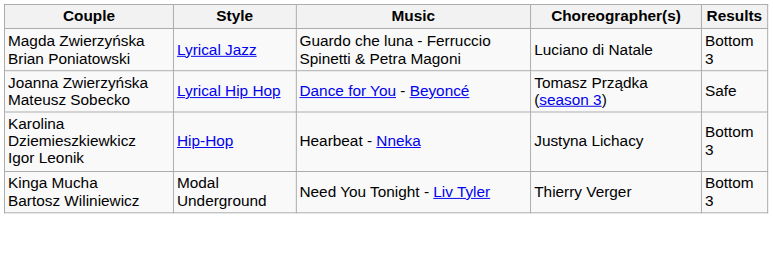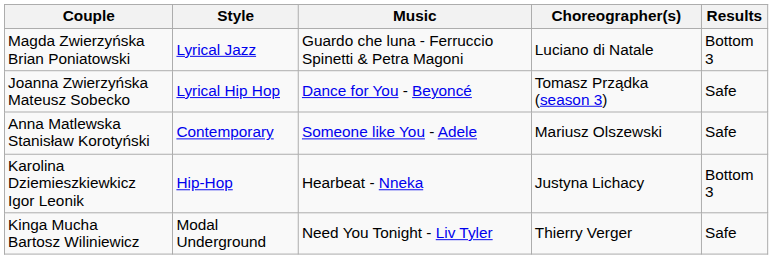+ row: (79, 132)
(729, 191) Bottom 3 -> (721, 233) Safe
